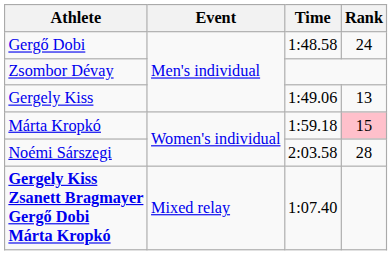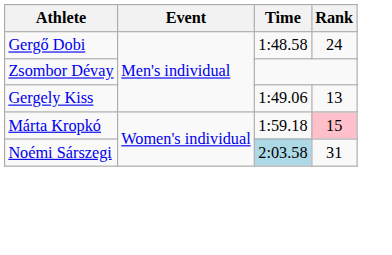(313, 152) no background -> (283, 152) lightblue background
(364, 152) 28 -> (334, 152) 31
- row: (76, 208)
